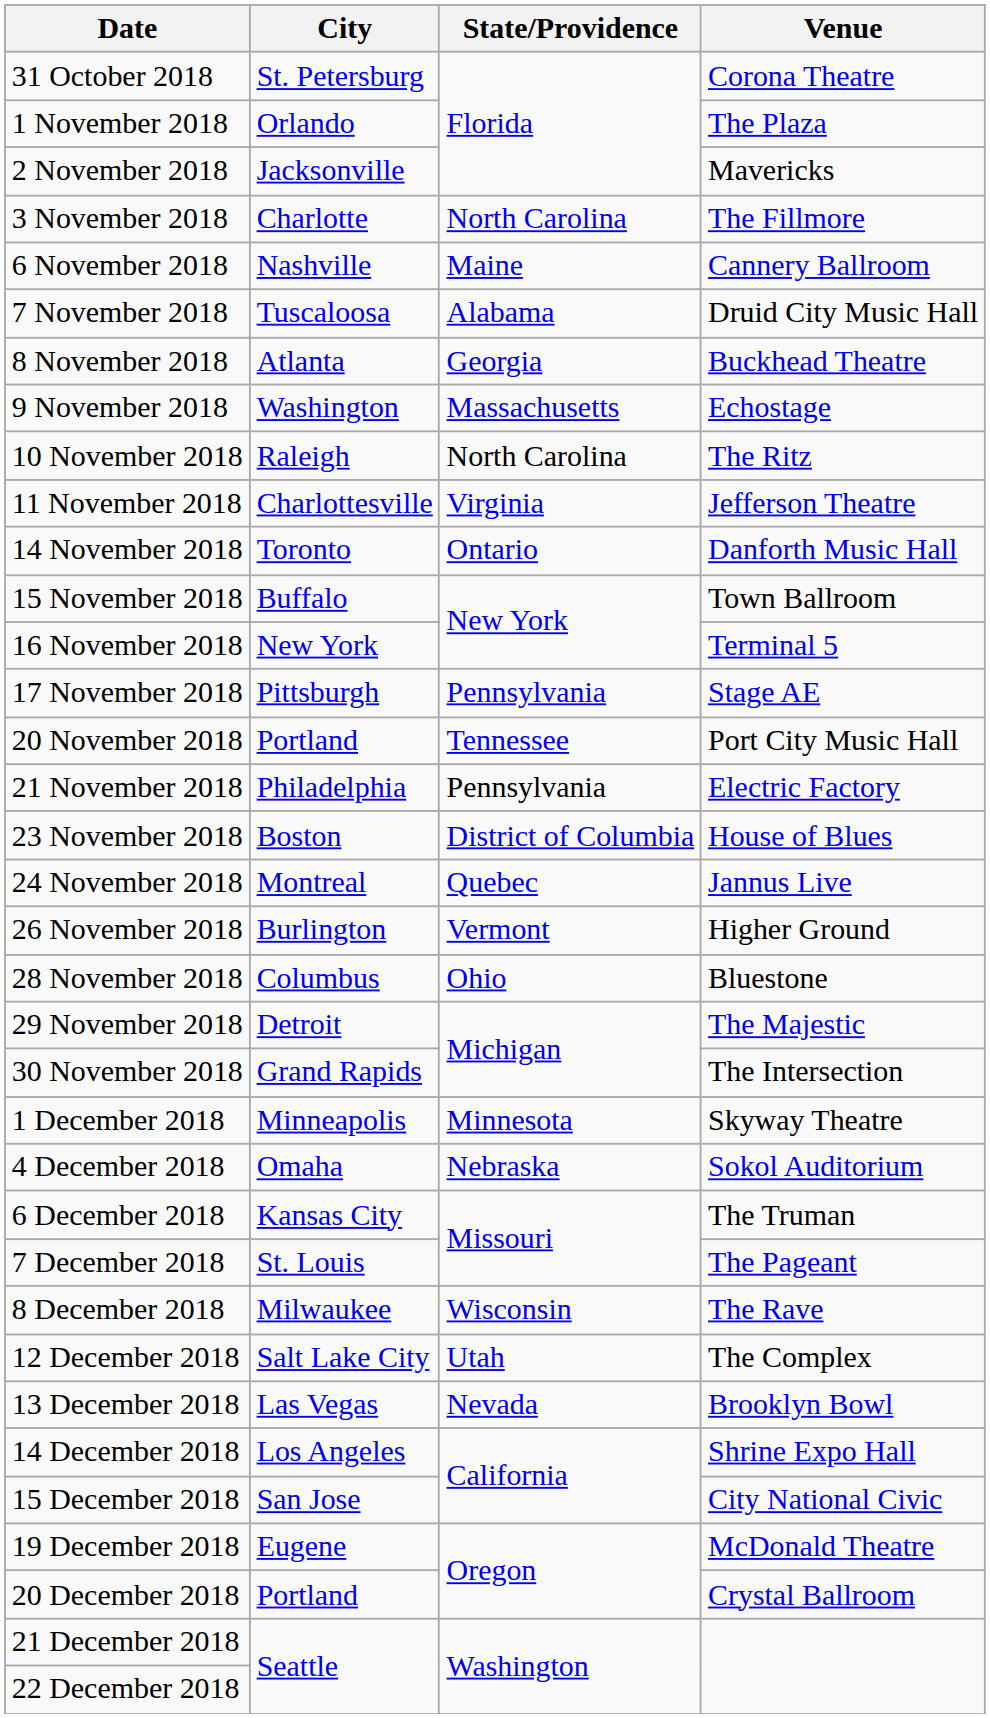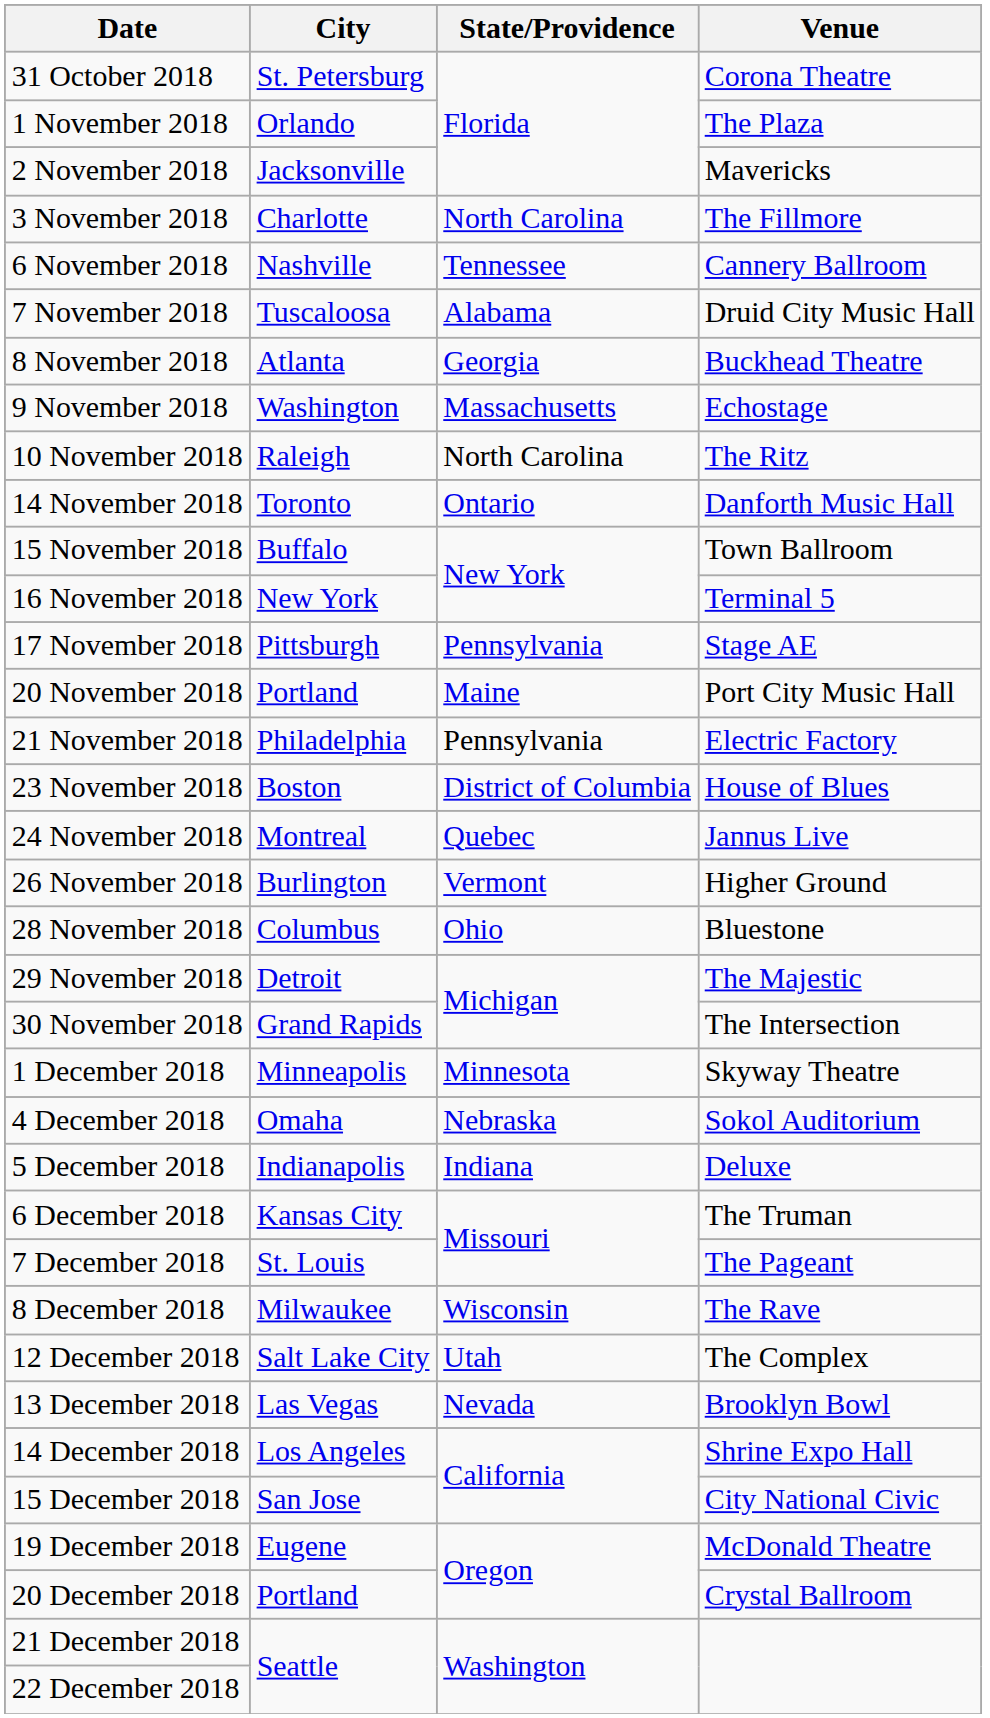(485, 265) Maine -> (505, 265) Tennessee
- row: (127, 502)
(508, 739) Tennessee -> (481, 692) Maine
+ row: (118, 1167)
